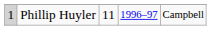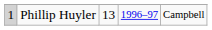(108, 15) 11 -> (109, 15) 13
